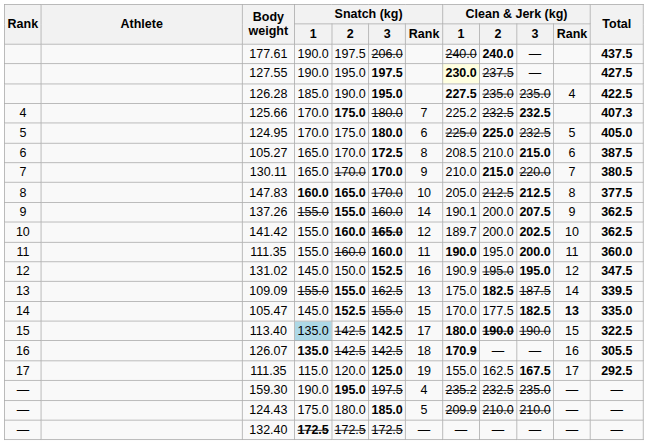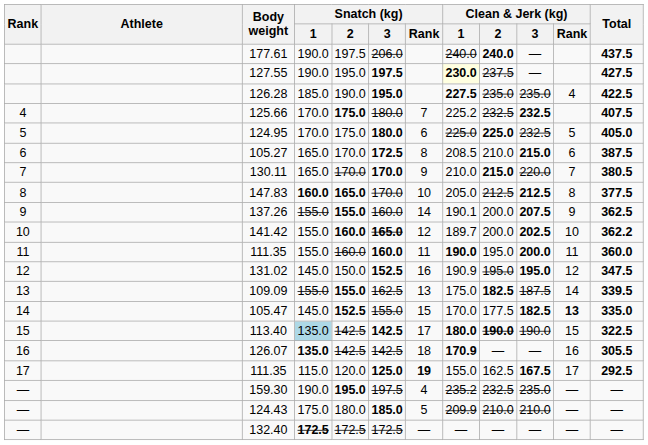(617, 113) 407.3 -> (617, 113) 407.5
(617, 232) 362.5 -> (617, 232) 362.2
(424, 370) normal -> (424, 370) bold
